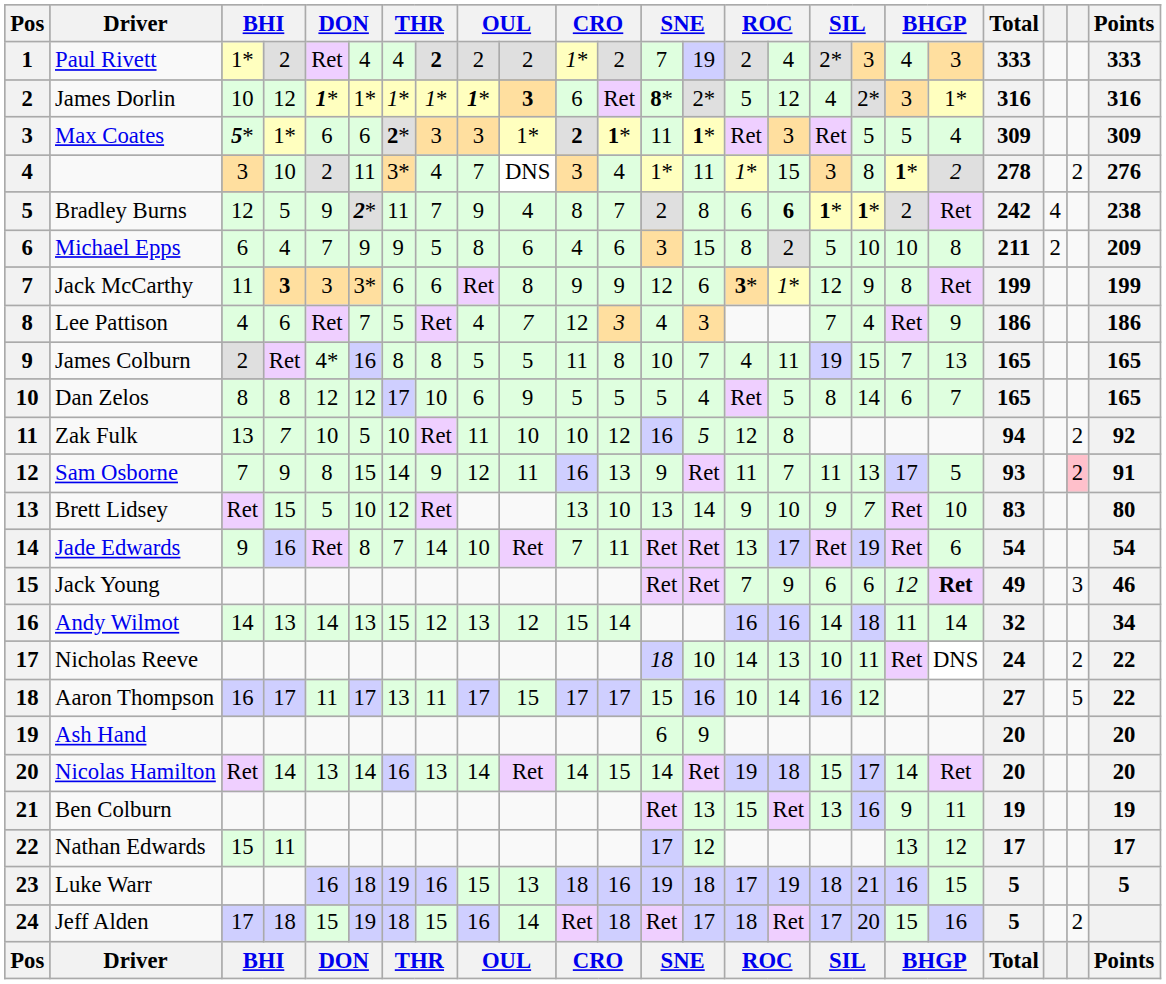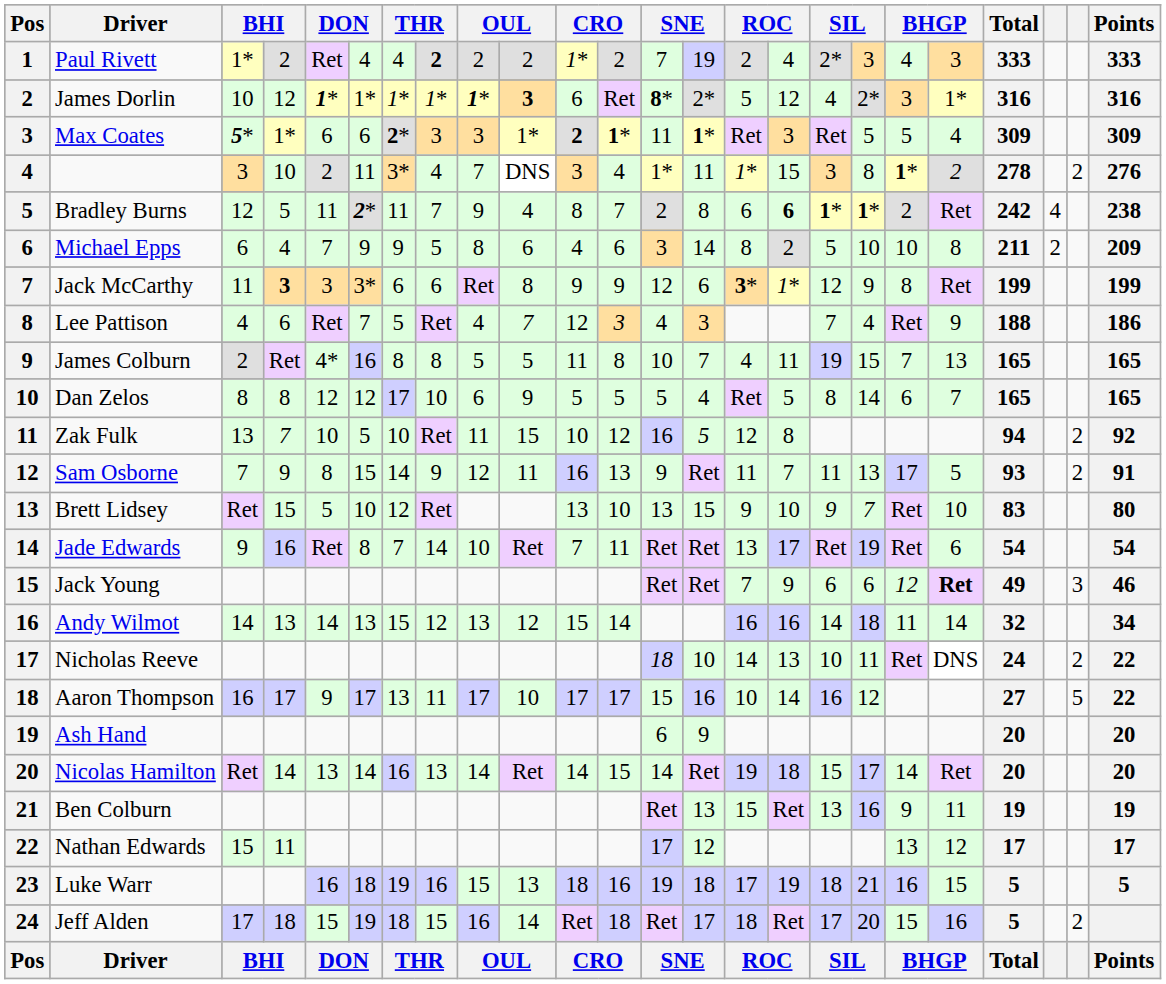(327, 210) 9 -> (327, 210) 11
(704, 247) 15 -> (704, 247) 14
(1014, 322) 186 -> (1014, 322) 188
(528, 435) 10 -> (528, 435) 15
(1077, 472) pink background -> (1077, 472) no background
(704, 509) 14 -> (704, 509) 15
(327, 697) 11 -> (327, 697) 9
(528, 697) 15 -> (528, 697) 10
